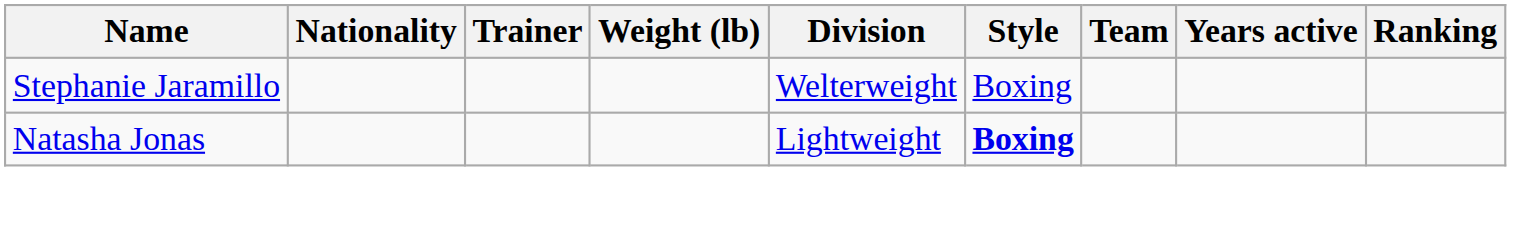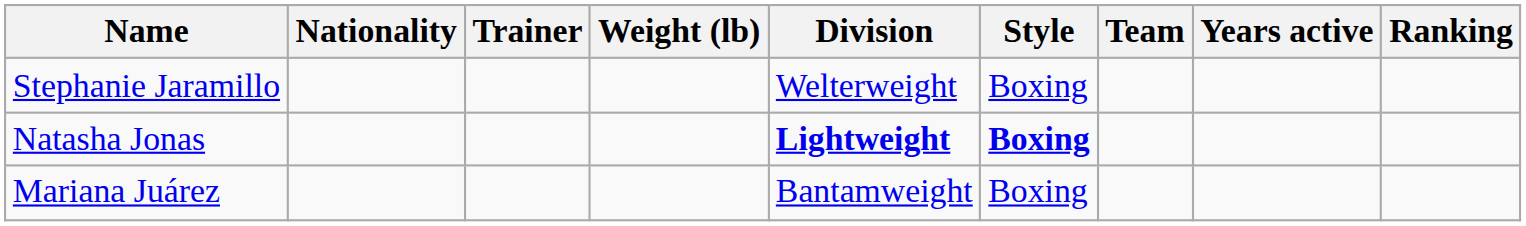(858, 138) normal -> (863, 138) bold
+ row: (116, 191)
